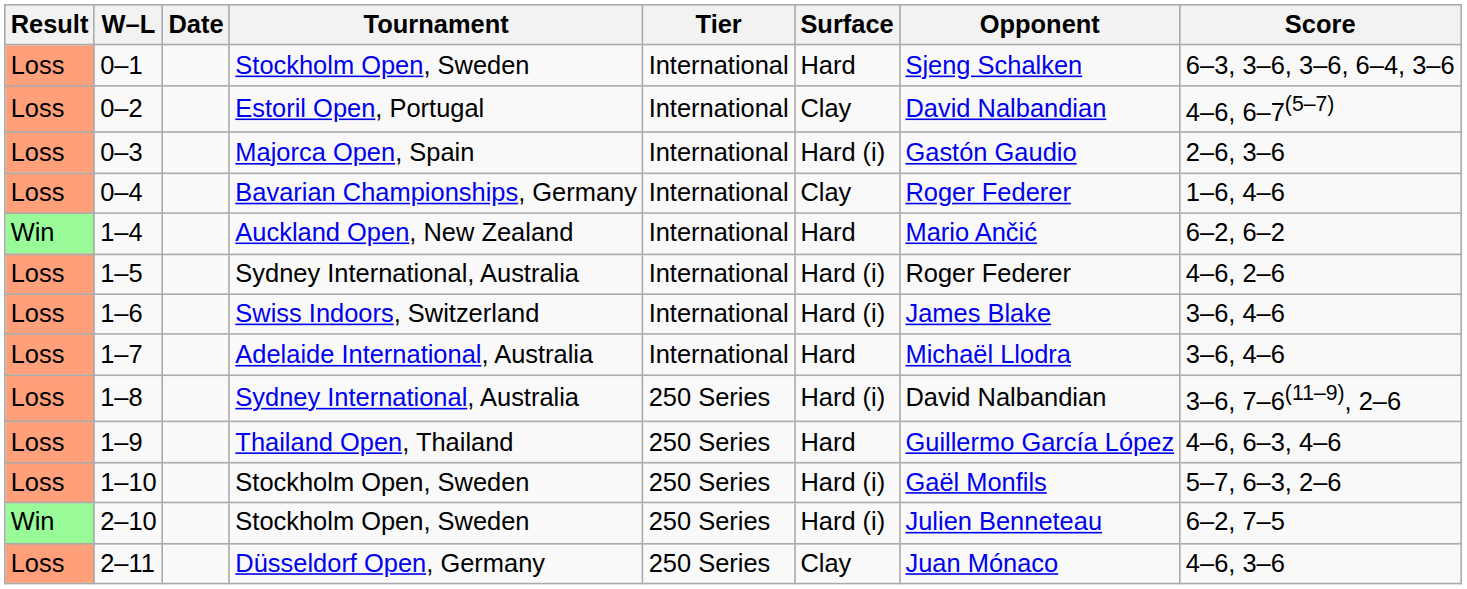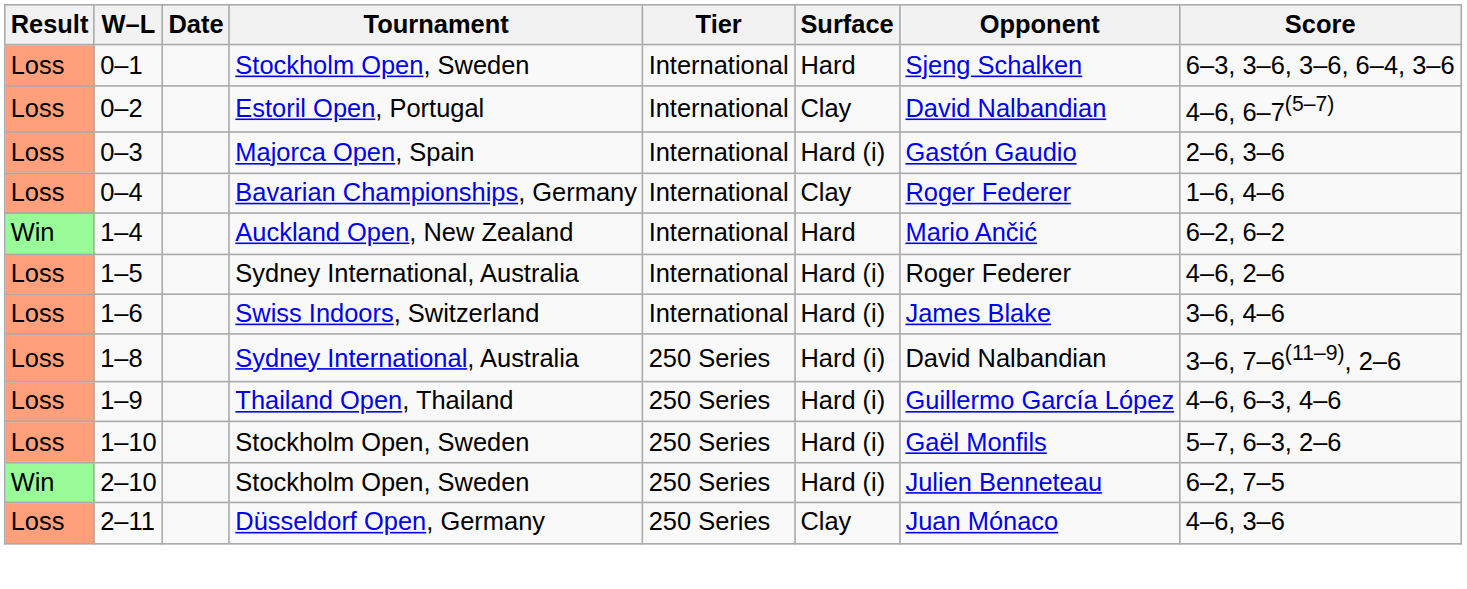- row: (121, 354)
(828, 441) Hard -> (843, 401) Hard (i)
